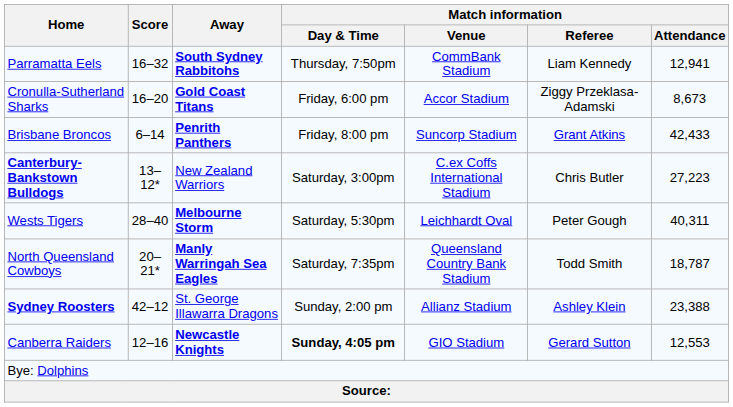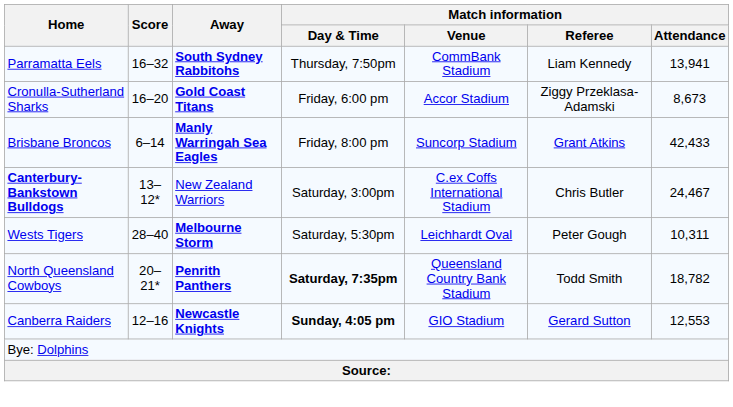(690, 63) 12,941 -> (690, 63) 13,941
(203, 135) Penrith Panthers -> (221, 142) Manly Warringah Sea Eagles
(690, 177) 27,223 -> (690, 192) 24,467
(690, 220) 40,311 -> (690, 235) 10,311
(221, 263) Manly Warringah Sea Eagles -> (203, 278) Penrith Panthers
(343, 263) normal -> (343, 278) bold
(690, 263) 18,787 -> (690, 278) 18,782
- row: (61, 306)
